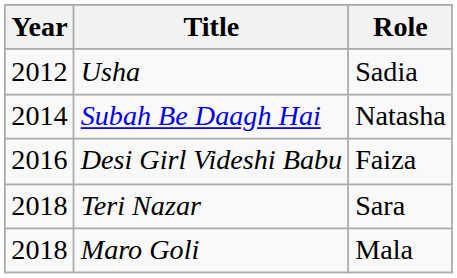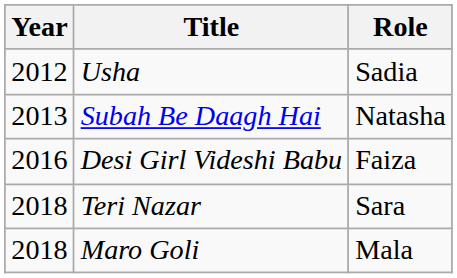(40, 116) 2014 -> (40, 116) 2013
